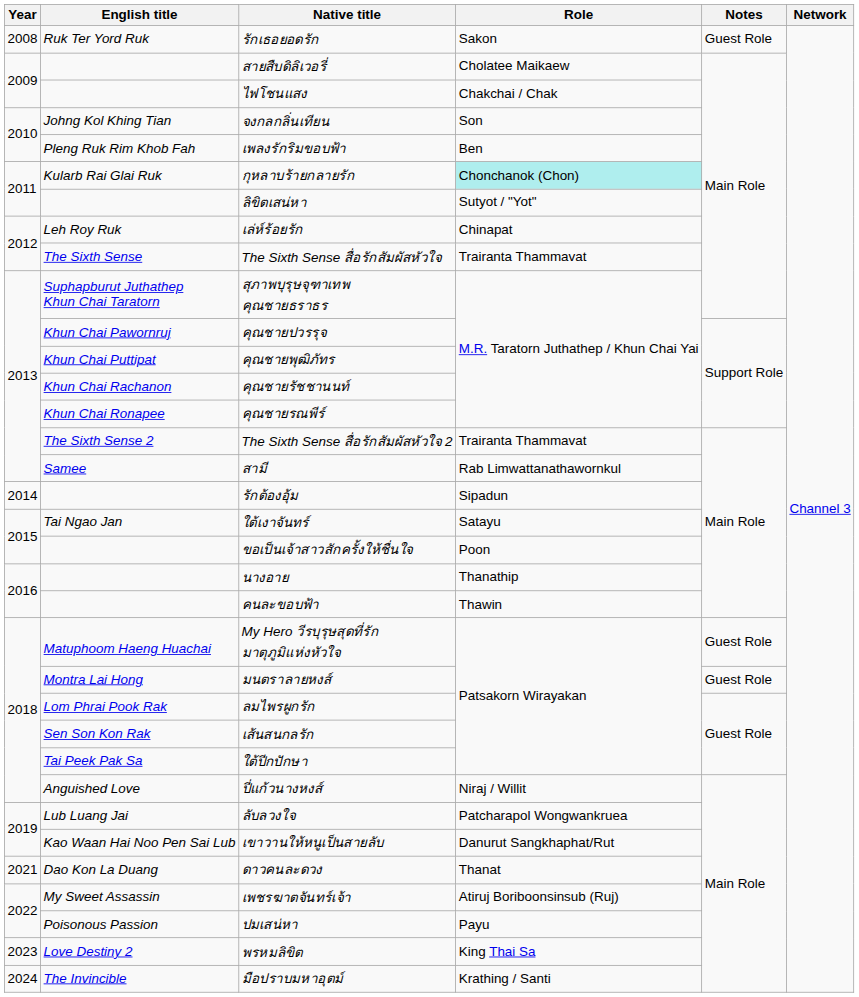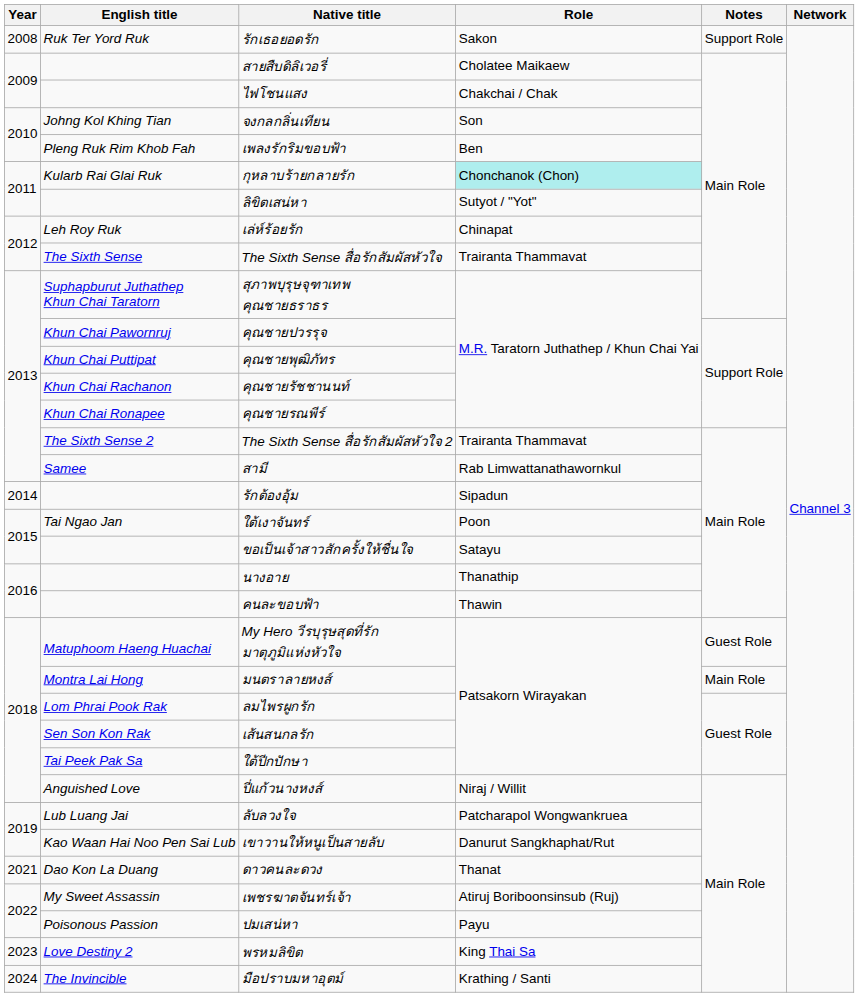(738, 39) Guest Role -> (744, 39) Support Role
(480, 522) Satayu -> (474, 522) Poon
(474, 549) Poon -> (480, 549) Satayu
(738, 679) Guest Role -> (735, 679) Main Role
